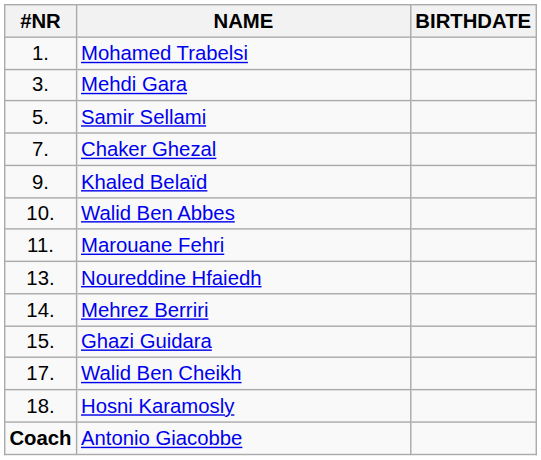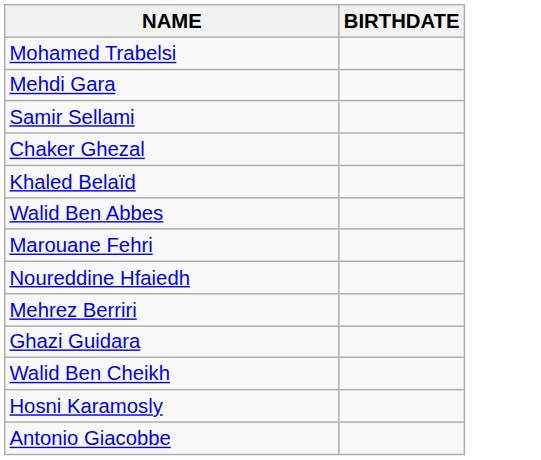- column: (40, 21)
